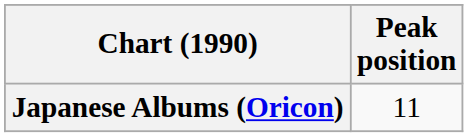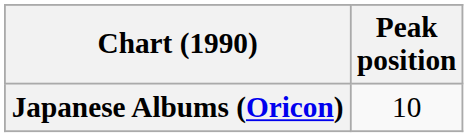(407, 107) 11 -> (407, 107) 10
